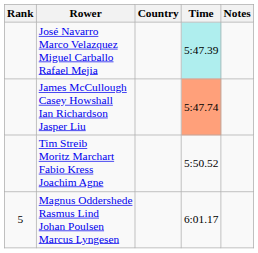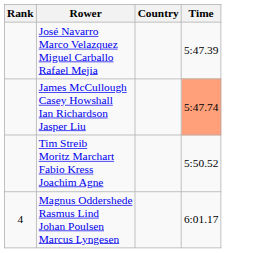- column: (237, 13)
(201, 50) paleturquoise background -> (201, 50) no background
(20, 219) 5 -> (20, 219) 4
